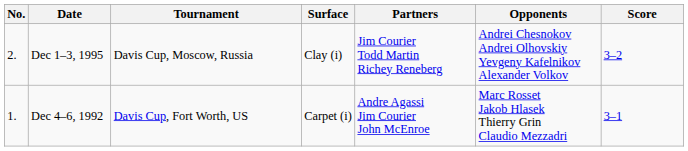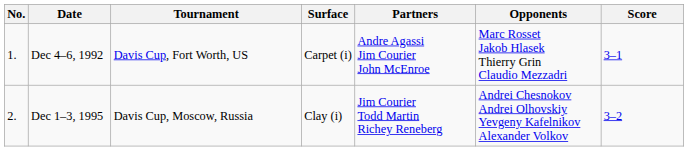rows swapped: (67, 115) <-> (67, 54)
